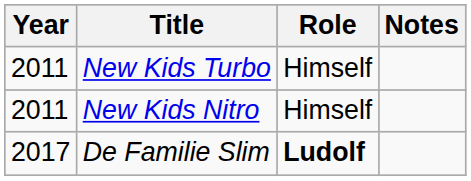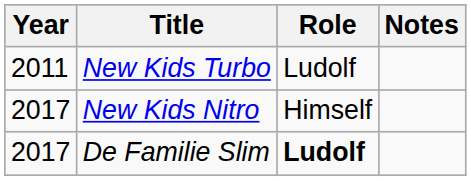(328, 68) Himself -> (320, 68) Ludolf
(40, 110) 2011 -> (41, 110) 2017
